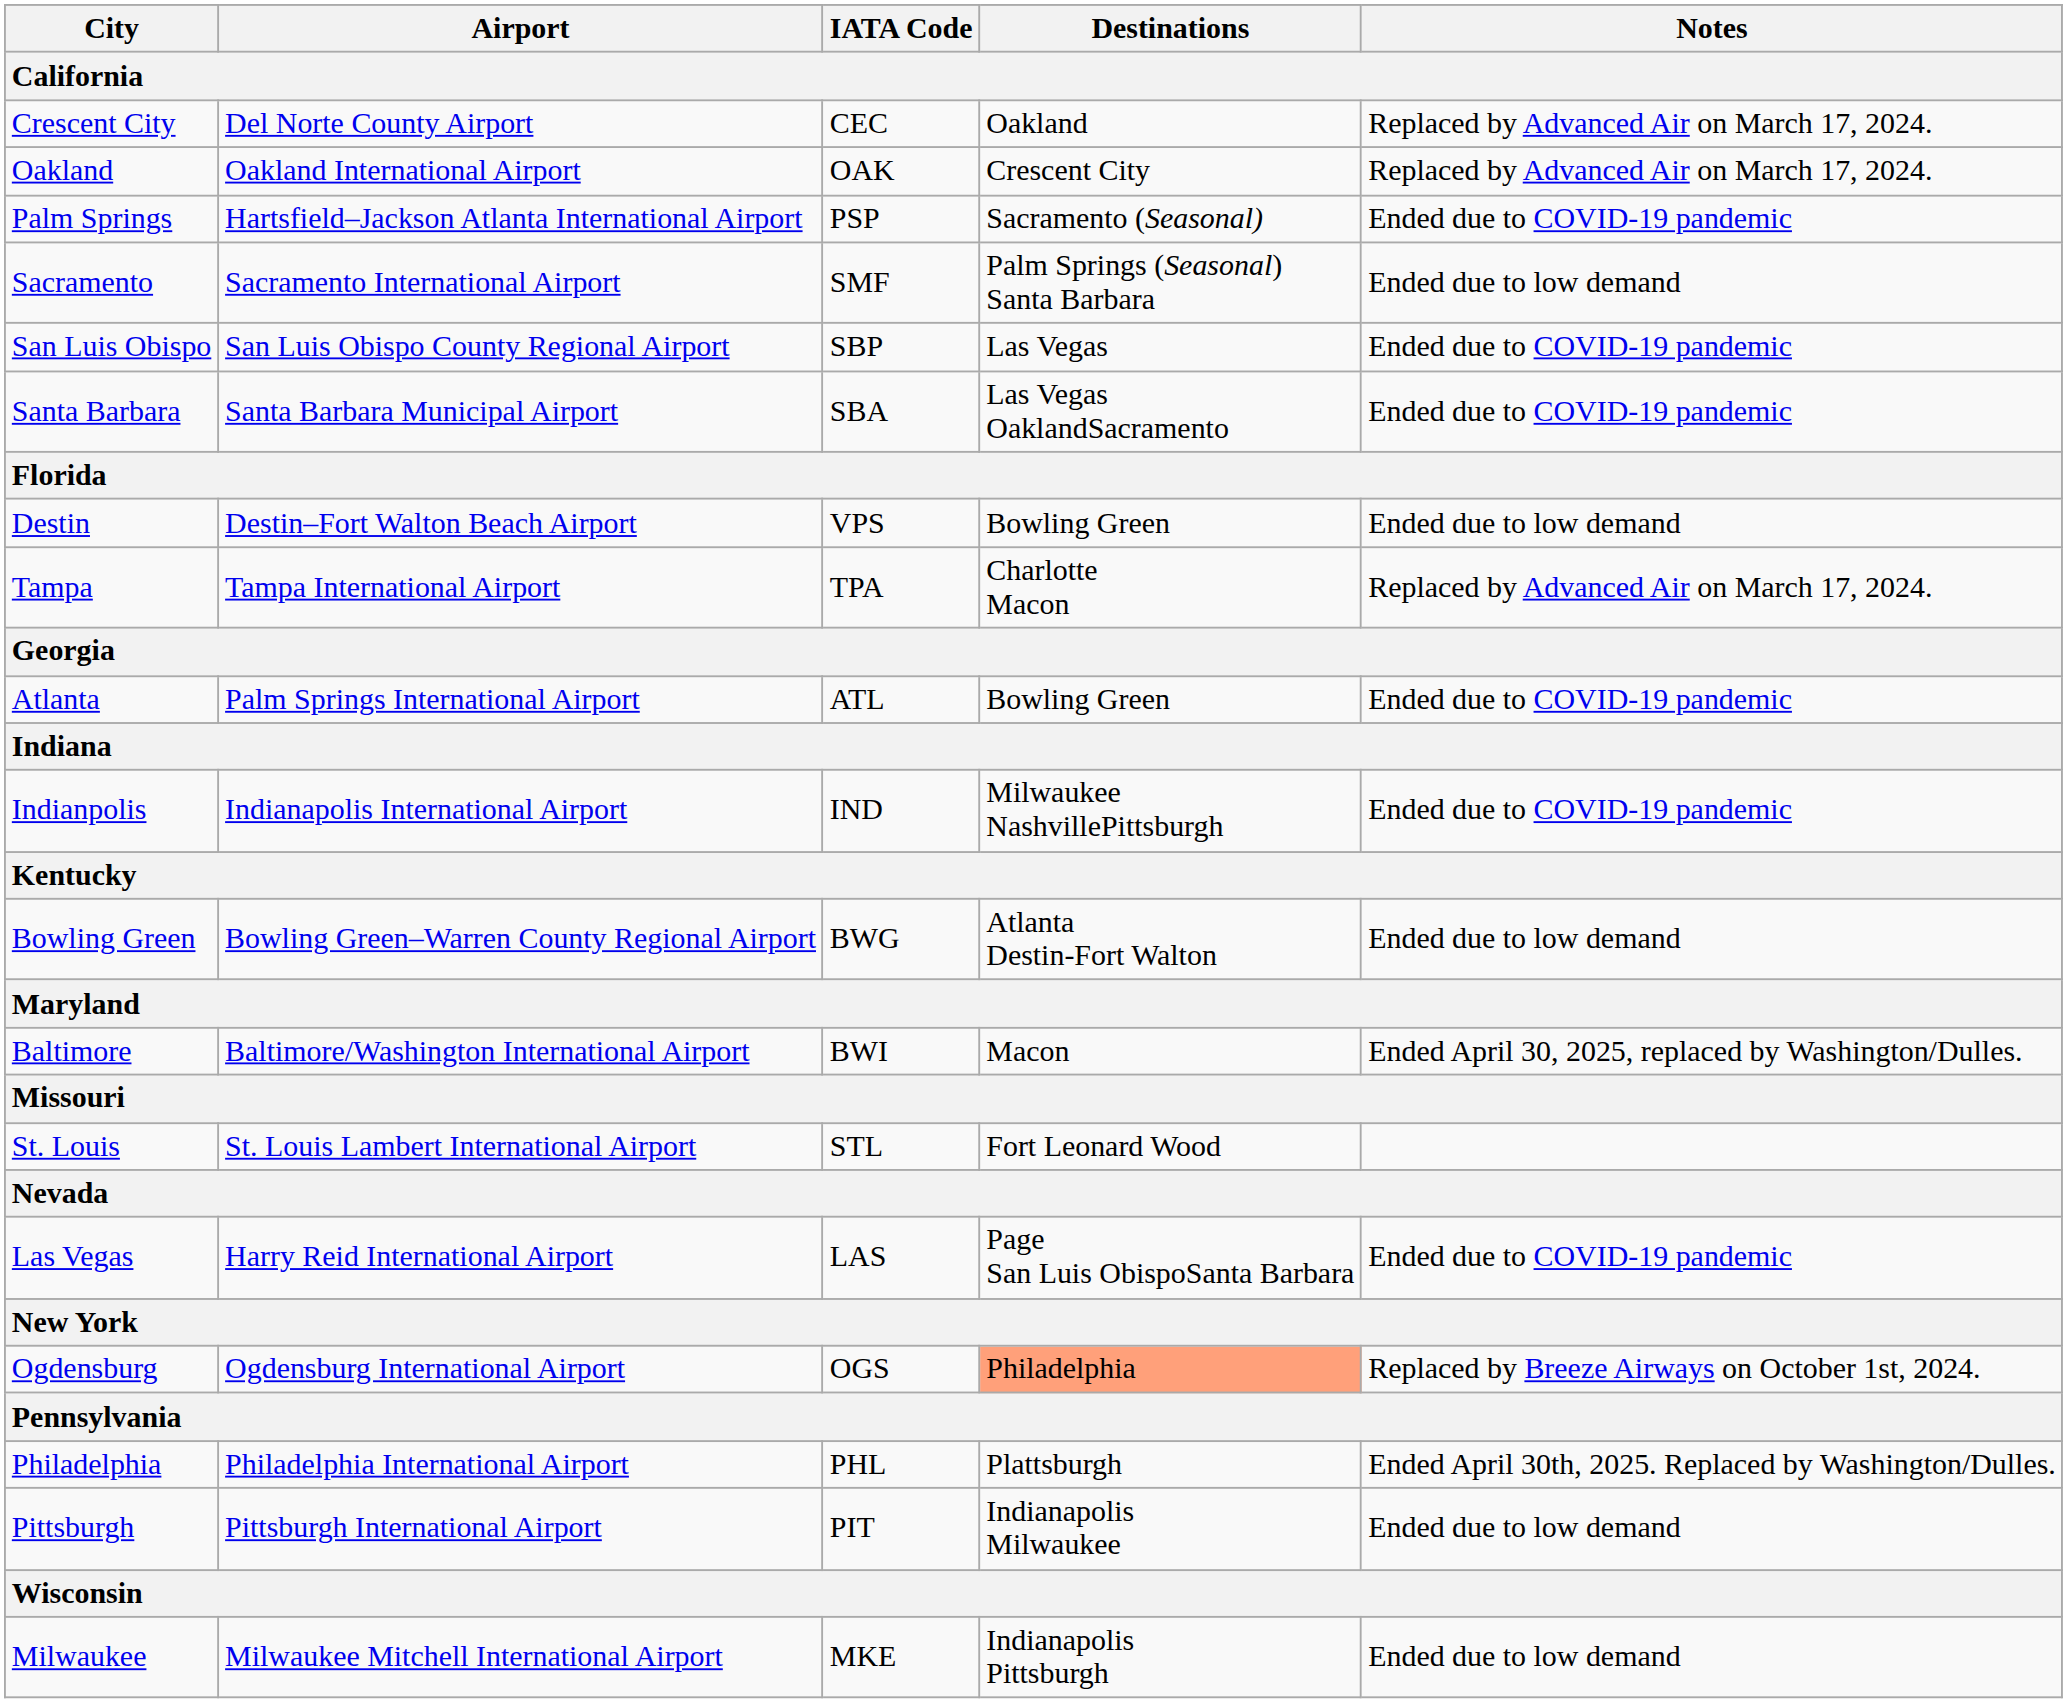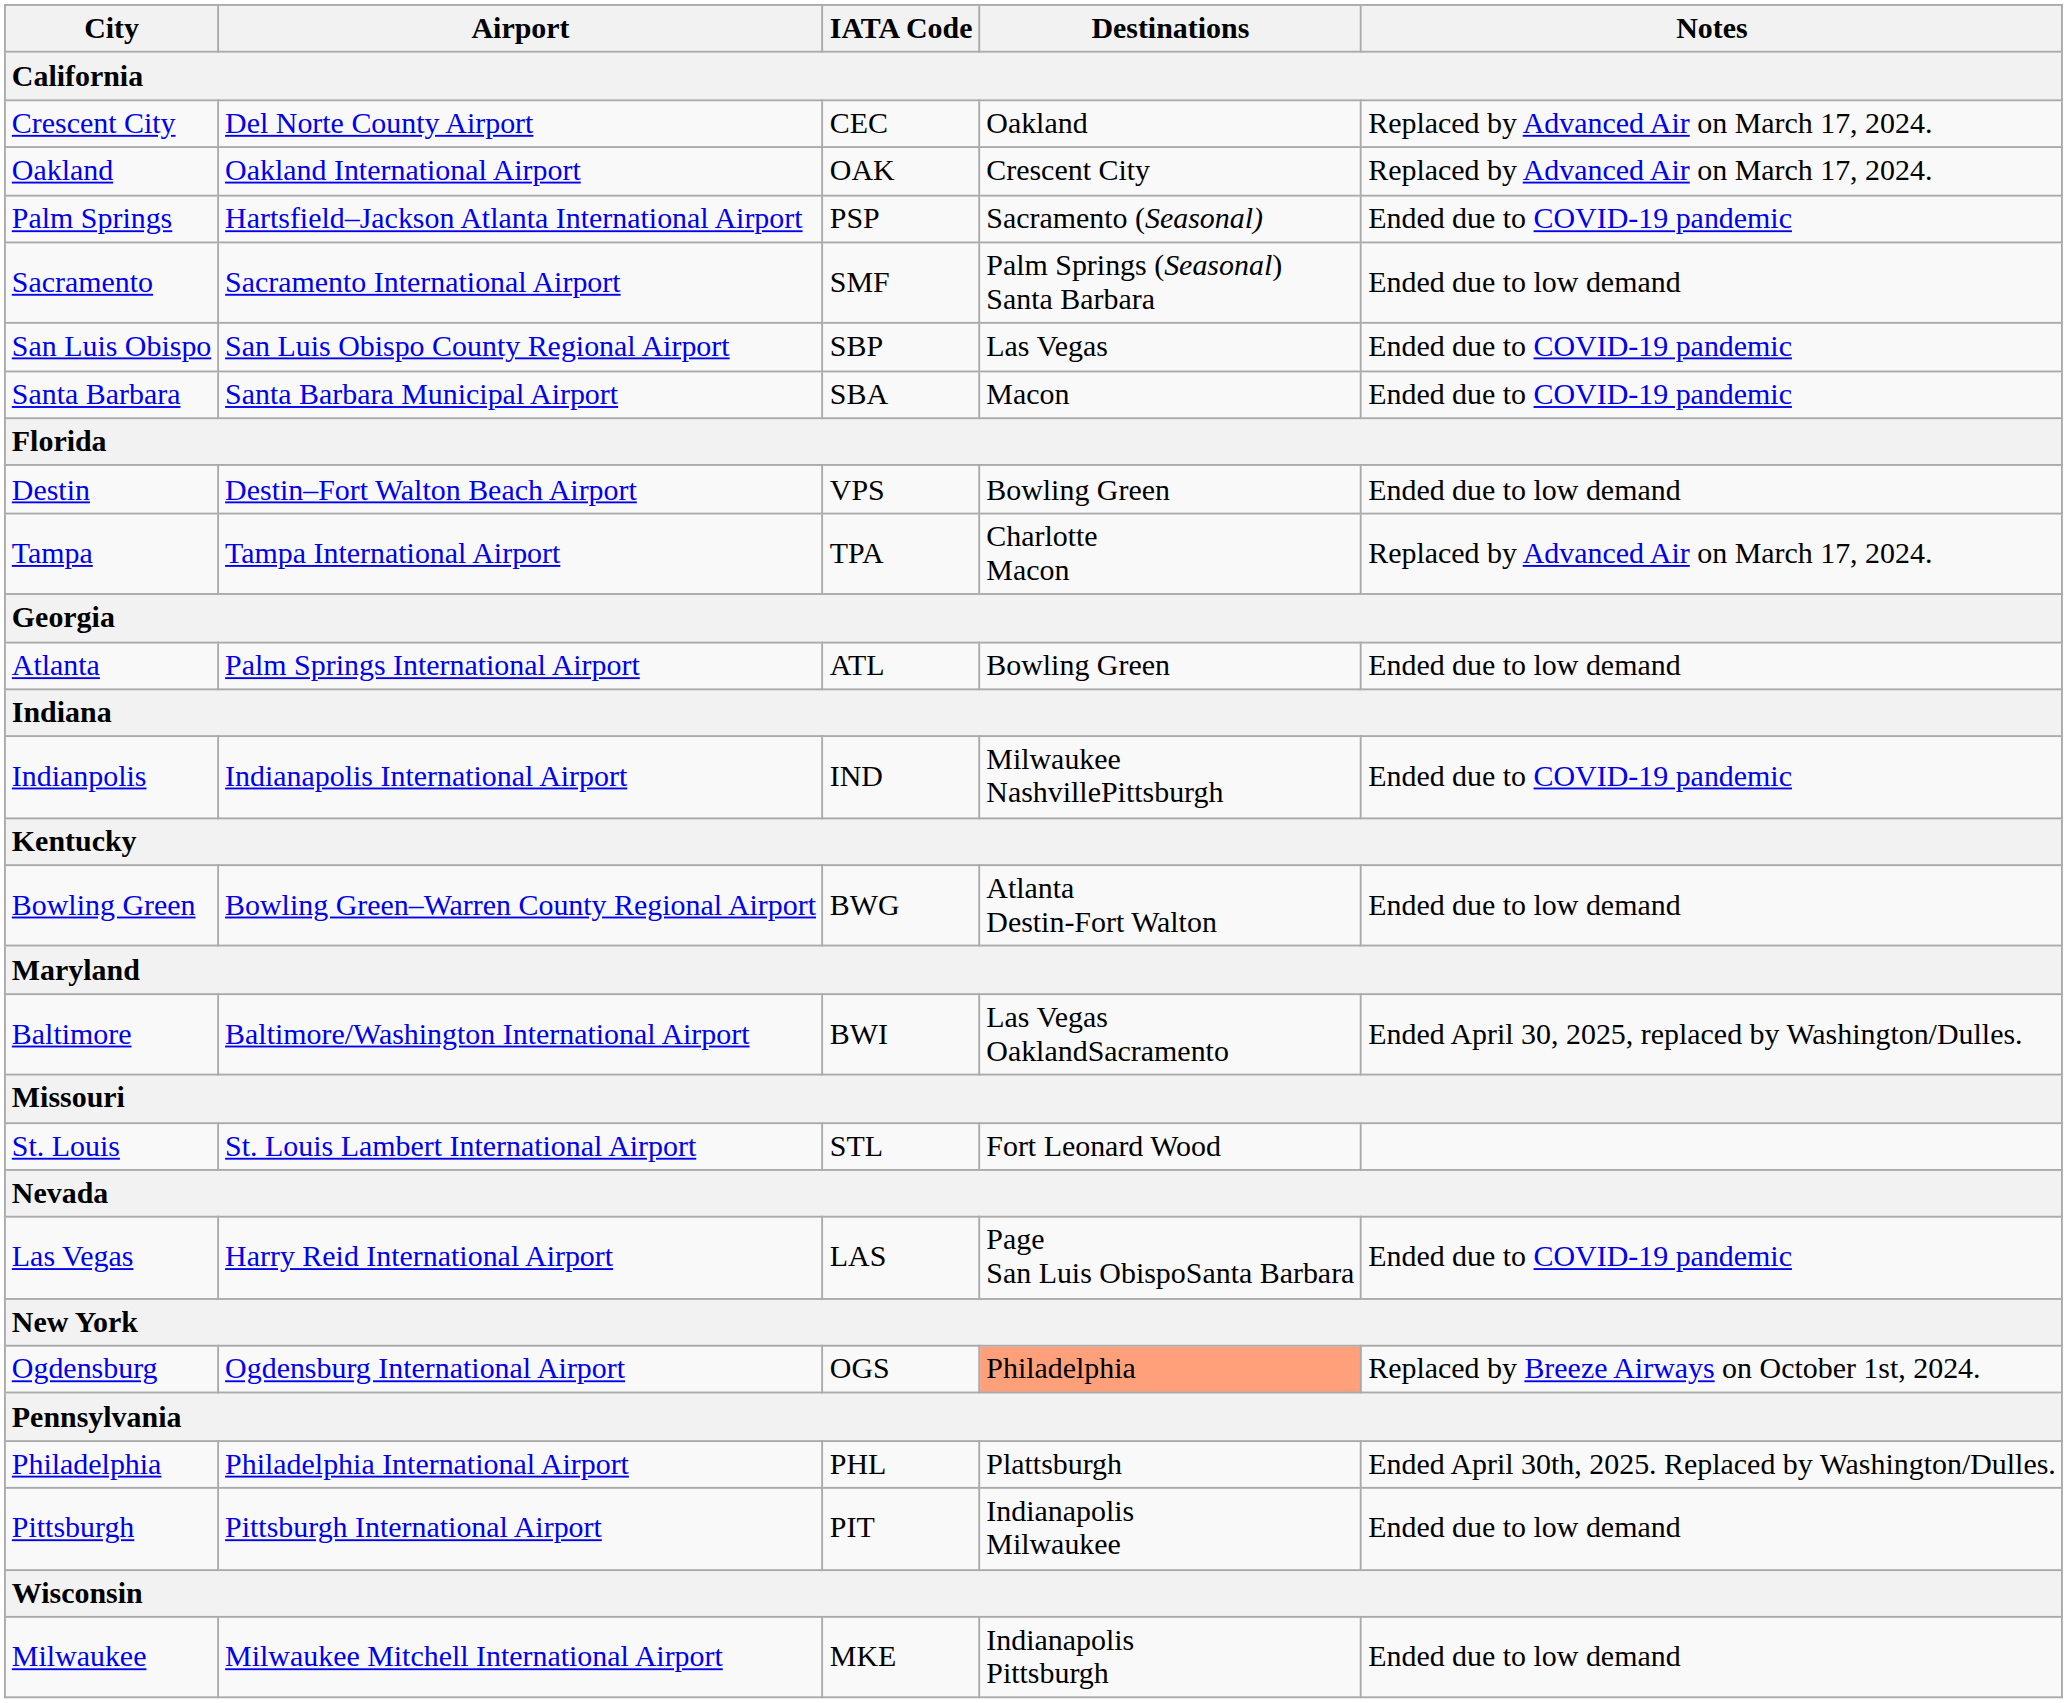(1108, 410) Las Vegas OaklandSacramento -> (1028, 394) Macon
(1580, 698) Ended due to COVID-19 pandemic -> (1524, 664) Ended due to low demand
(1028, 1050) Macon -> (1108, 1033) Las Vegas OaklandSacramento
